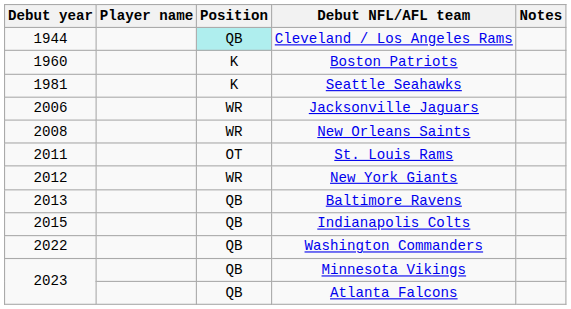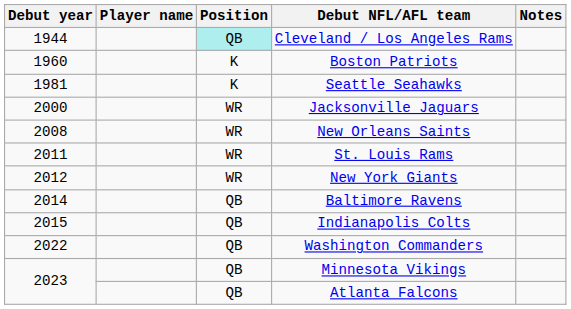(50, 108) 2006 -> (50, 108) 2000
(234, 155) OT -> (234, 155) WR
(50, 201) 2013 -> (50, 201) 2014
